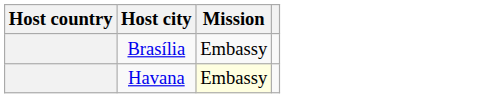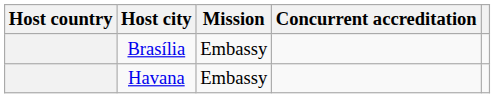+ column: (376, 19)
(234, 78) lightyellow background -> (234, 78) no background
